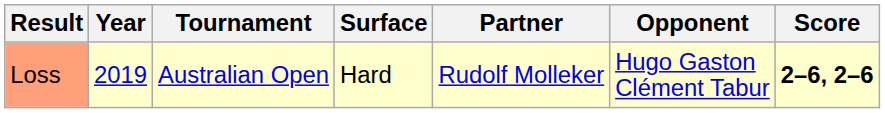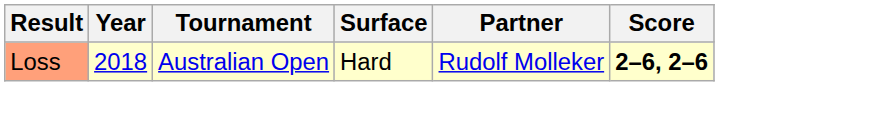- column: (692, 23)
(121, 74) 2019 -> (121, 61) 2018
